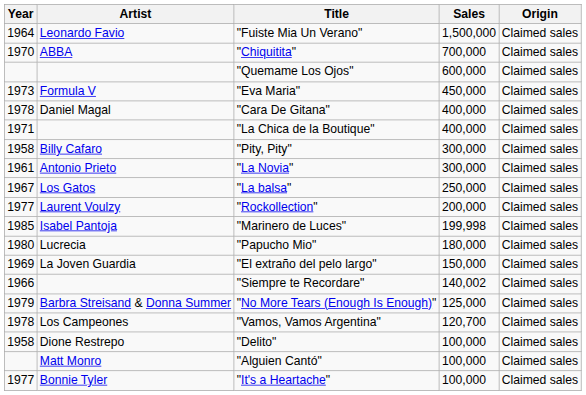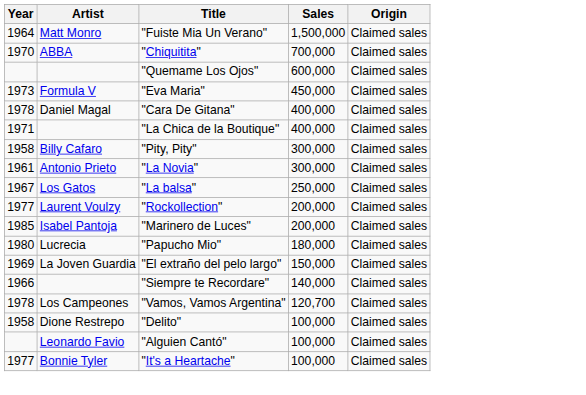(82, 33) Leonardo Favio -> (71, 33) Matt Monro
(464, 226) 199,998 -> (313, 226) 200,000
(464, 284) 140,002 -> (313, 284) 140,000
- row: (337, 303)
(71, 361) Matt Monro -> (82, 341) Leonardo Favio
